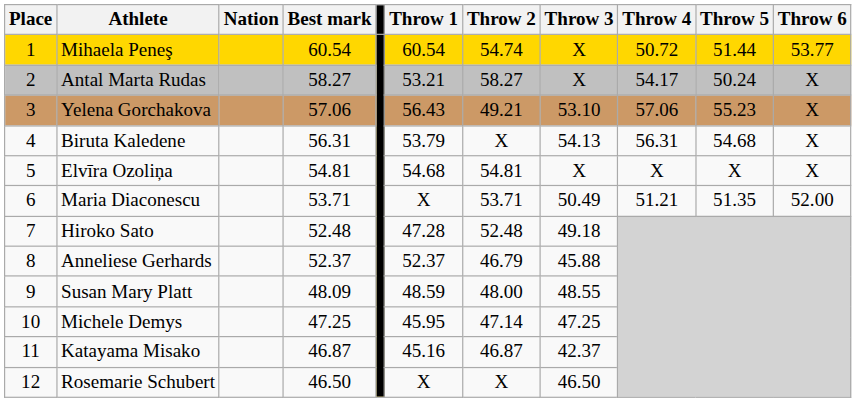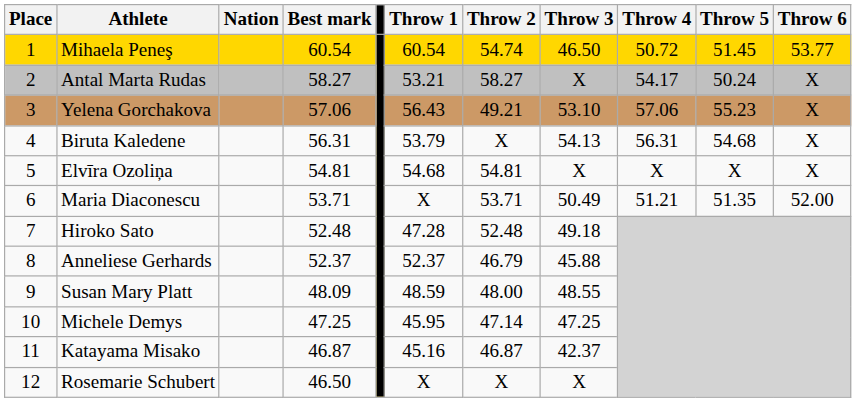(579, 49) X -> (579, 49) 46.50
(735, 49) 51.44 -> (735, 49) 51.45
(579, 381) 46.50 -> (579, 381) X
